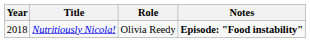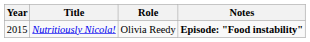(17, 29) 2018 -> (17, 29) 2015
